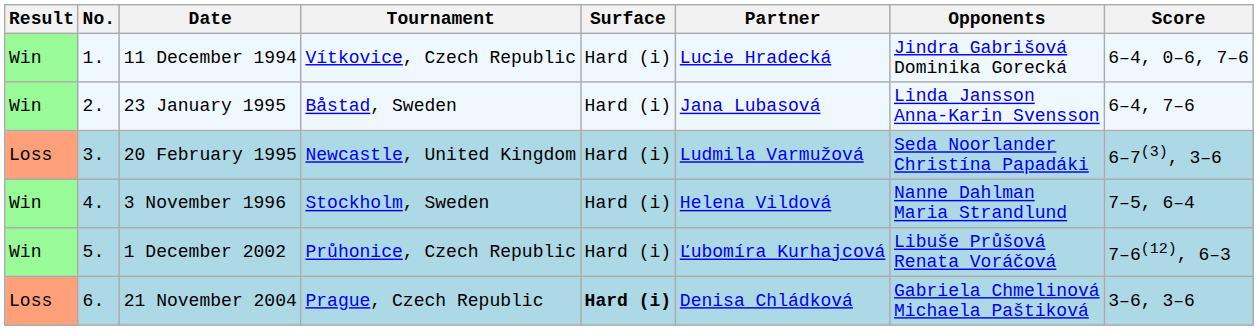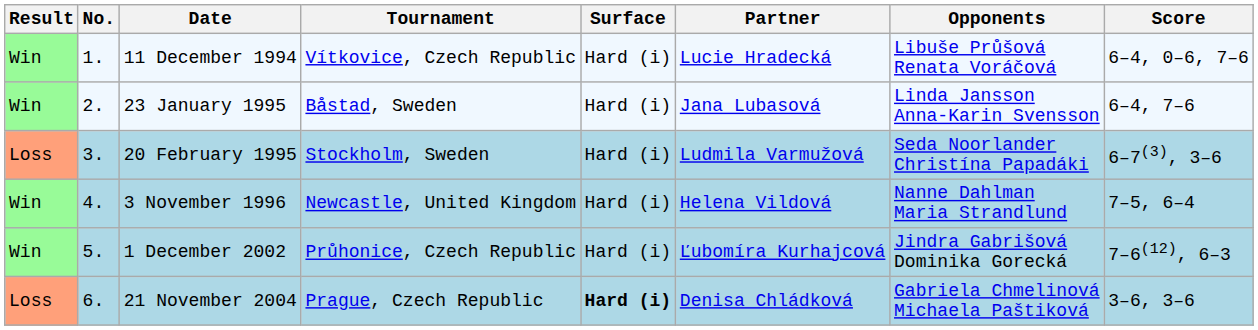(981, 57) Jindra Gabrišová Dominika Gorecká -> (975, 57) Libuše Průšová Renata Voráčová
(441, 155) Newcastle, United Kingdom -> (397, 155) Stockholm, Sweden
(397, 203) Stockholm, Sweden -> (441, 203) Newcastle, United Kingdom
(975, 252) Libuše Průšová Renata Voráčová -> (981, 252) Jindra Gabrišová Dominika Gorecká
